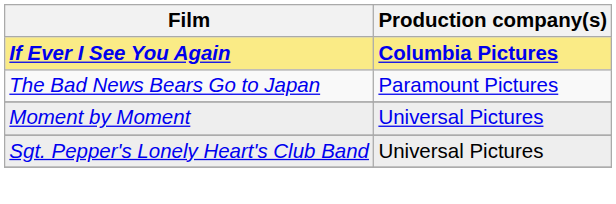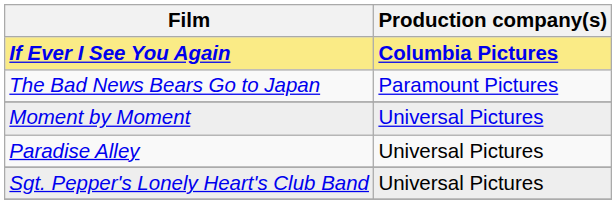+ row: (74, 150)
